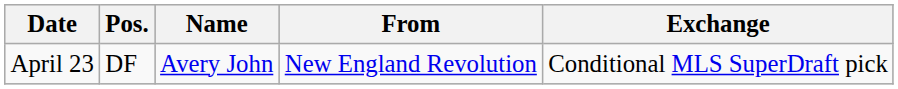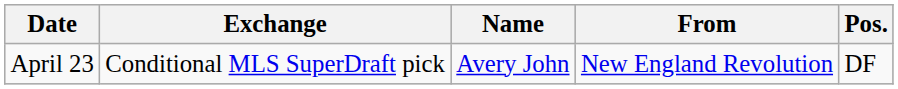columns swapped: (127, 24) <-> (718, 24)
